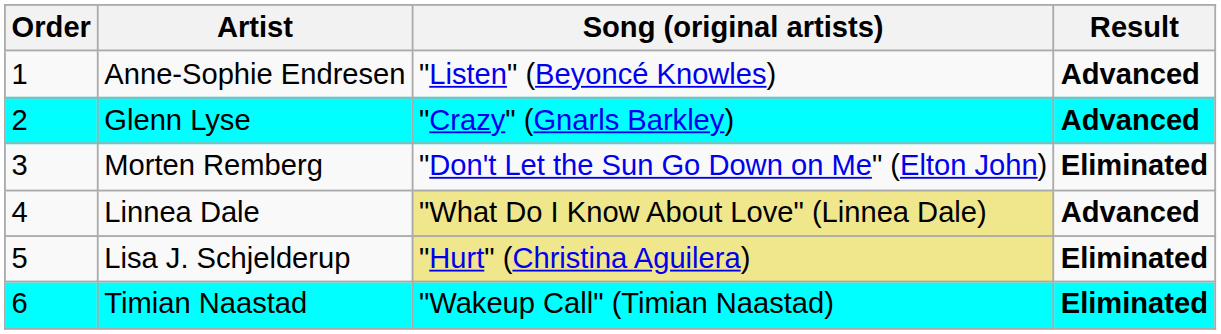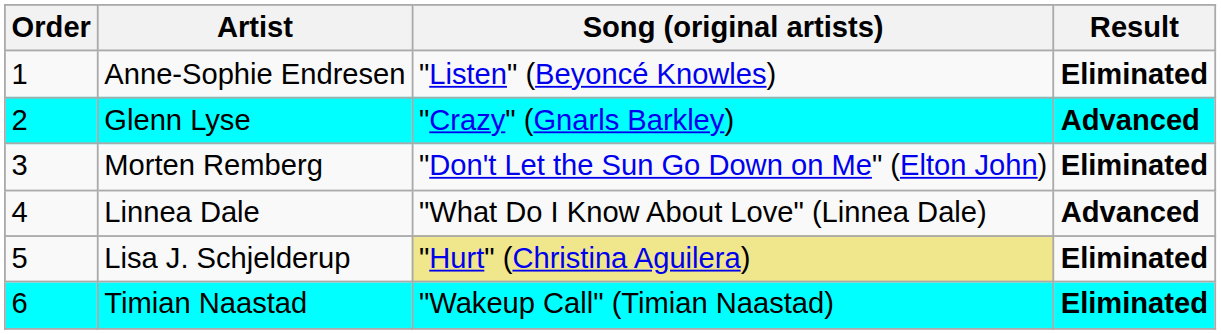(1130, 73) Advanced -> (1134, 73) Eliminated
(703, 212) khaki background -> (703, 212) no background
